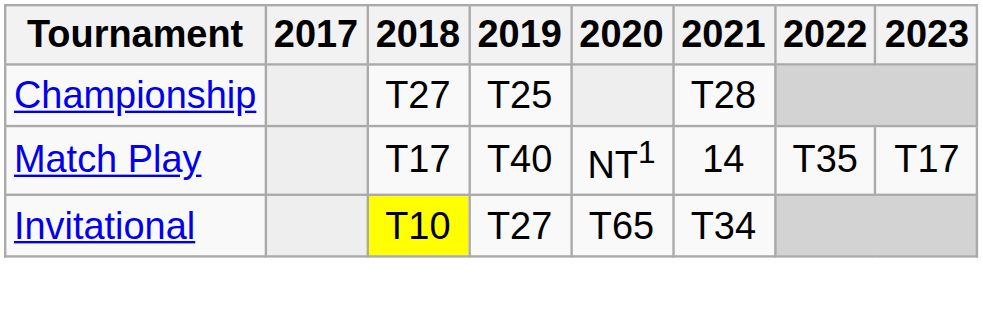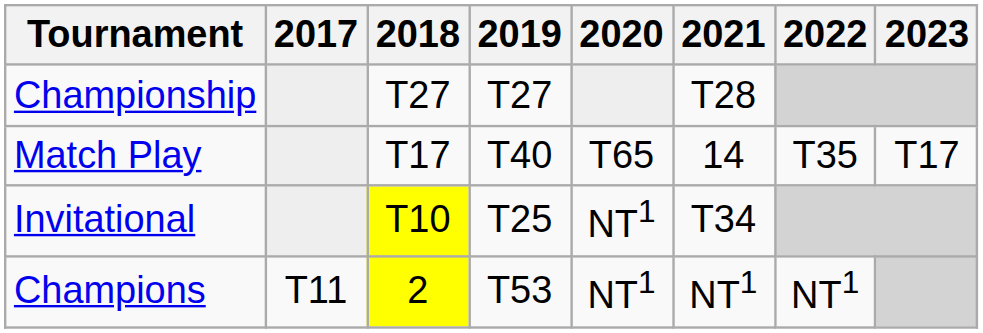(520, 94) T25 -> (520, 94) T27
(621, 159) NT1 -> (621, 154) T65
(520, 225) T27 -> (520, 220) T25
(621, 225) T65 -> (621, 220) NT1
+ row: (110, 290)
